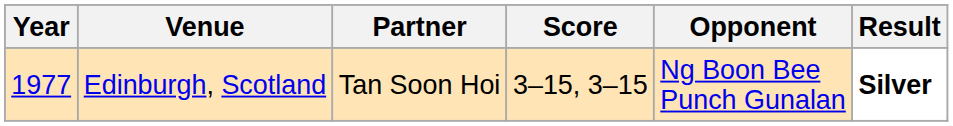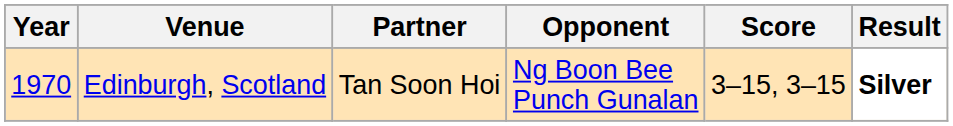columns swapped: (753, 27) <-> (580, 27)
(41, 84) 1977 -> (41, 84) 1970
